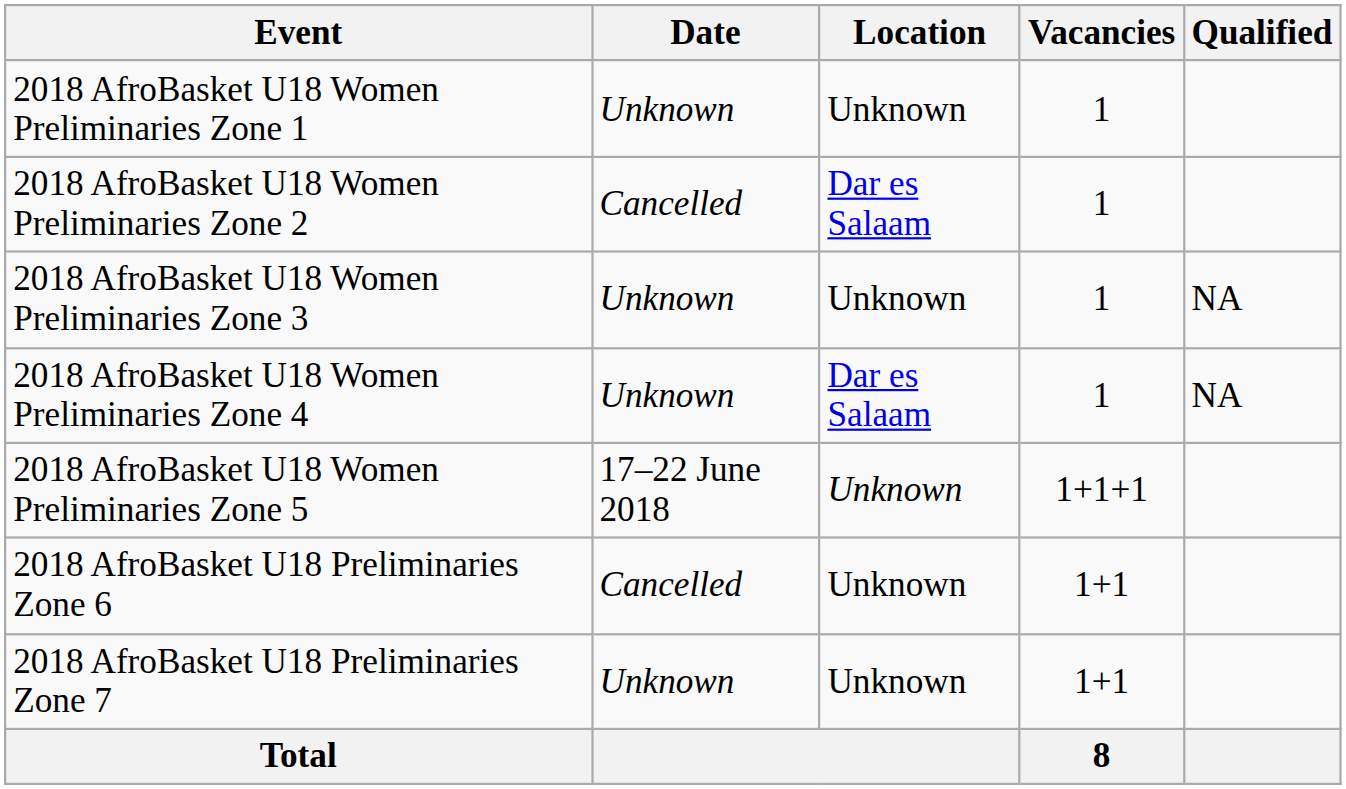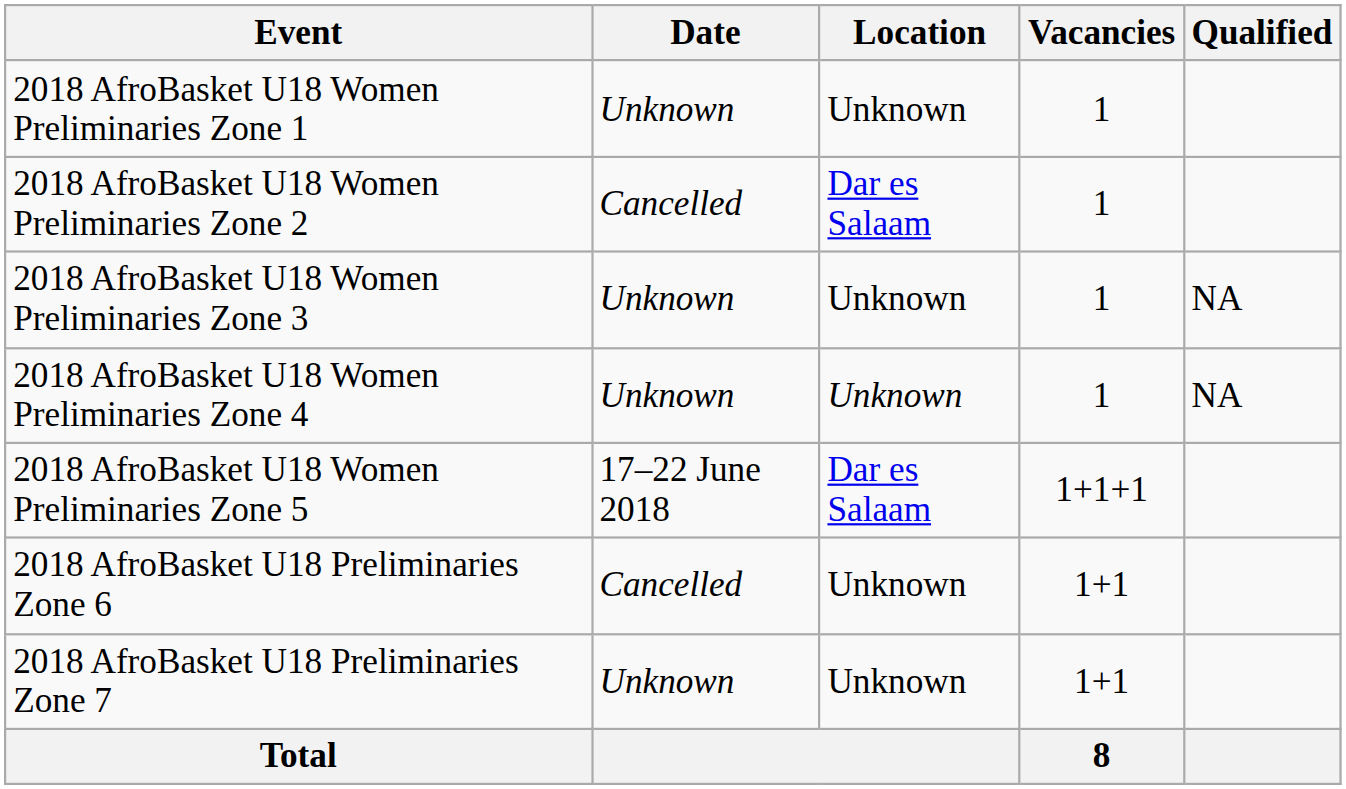(879, 394) Dar es Salaam -> (895, 394) Unknown
(895, 489) Unknown -> (879, 489) Dar es Salaam
